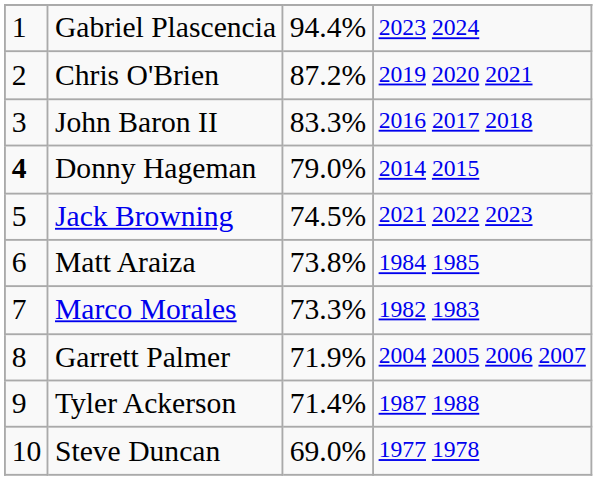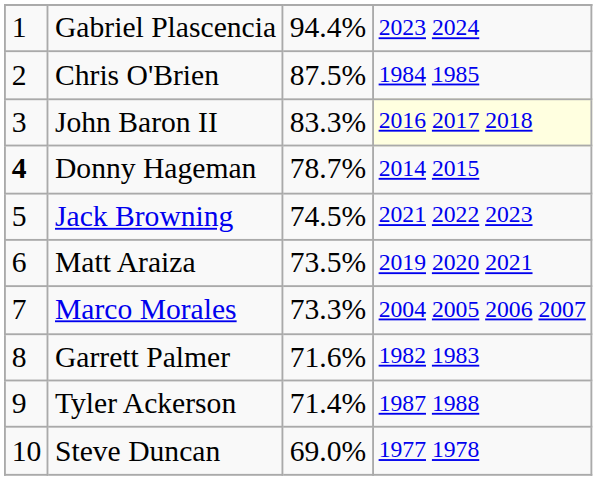(328, 74) 87.2% -> (328, 74) 87.5%
(456, 74) 2019 2020 2021 -> (429, 74) 1984 1985
(456, 121) no background -> (456, 121) lightyellow background
(328, 168) 79.0% -> (328, 168) 78.7%
(328, 262) 73.8% -> (328, 262) 73.5%
(429, 262) 1984 1985 -> (456, 262) 2019 2020 2021
(429, 309) 1982 1983 -> (482, 309) 2004 2005 2006 2007
(328, 356) 71.9% -> (328, 356) 71.6%
(482, 356) 2004 2005 2006 2007 -> (429, 356) 1982 1983
